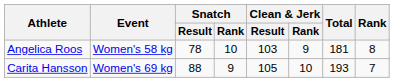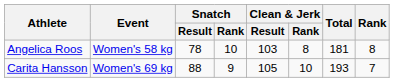(306, 50) 9 -> (306, 50) 8
